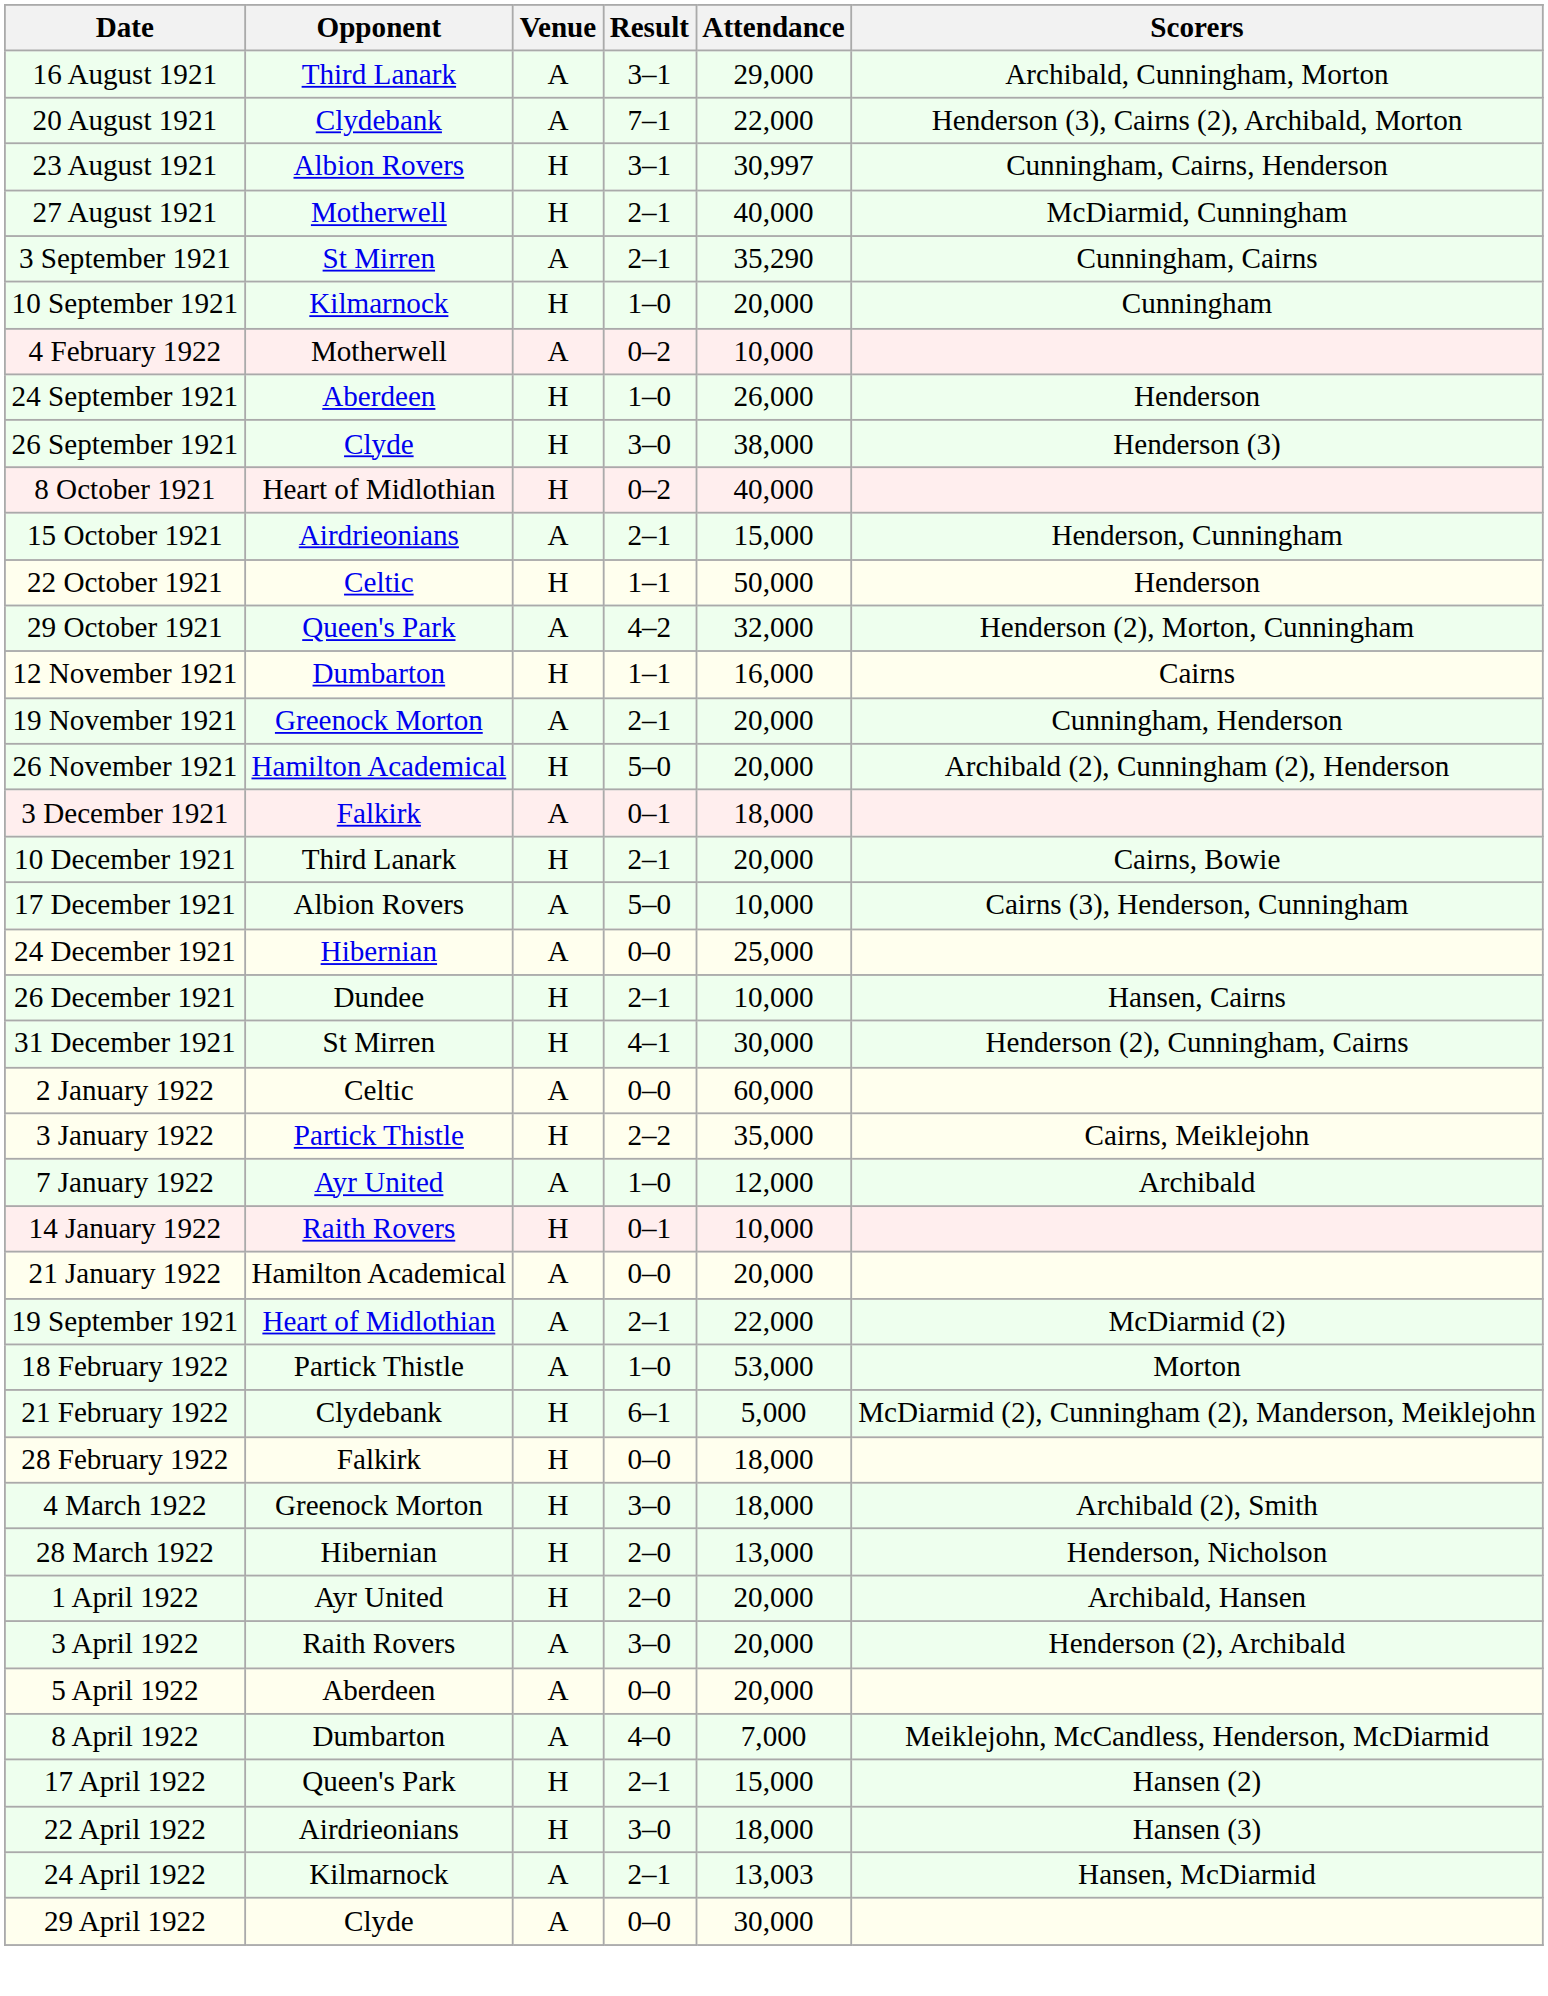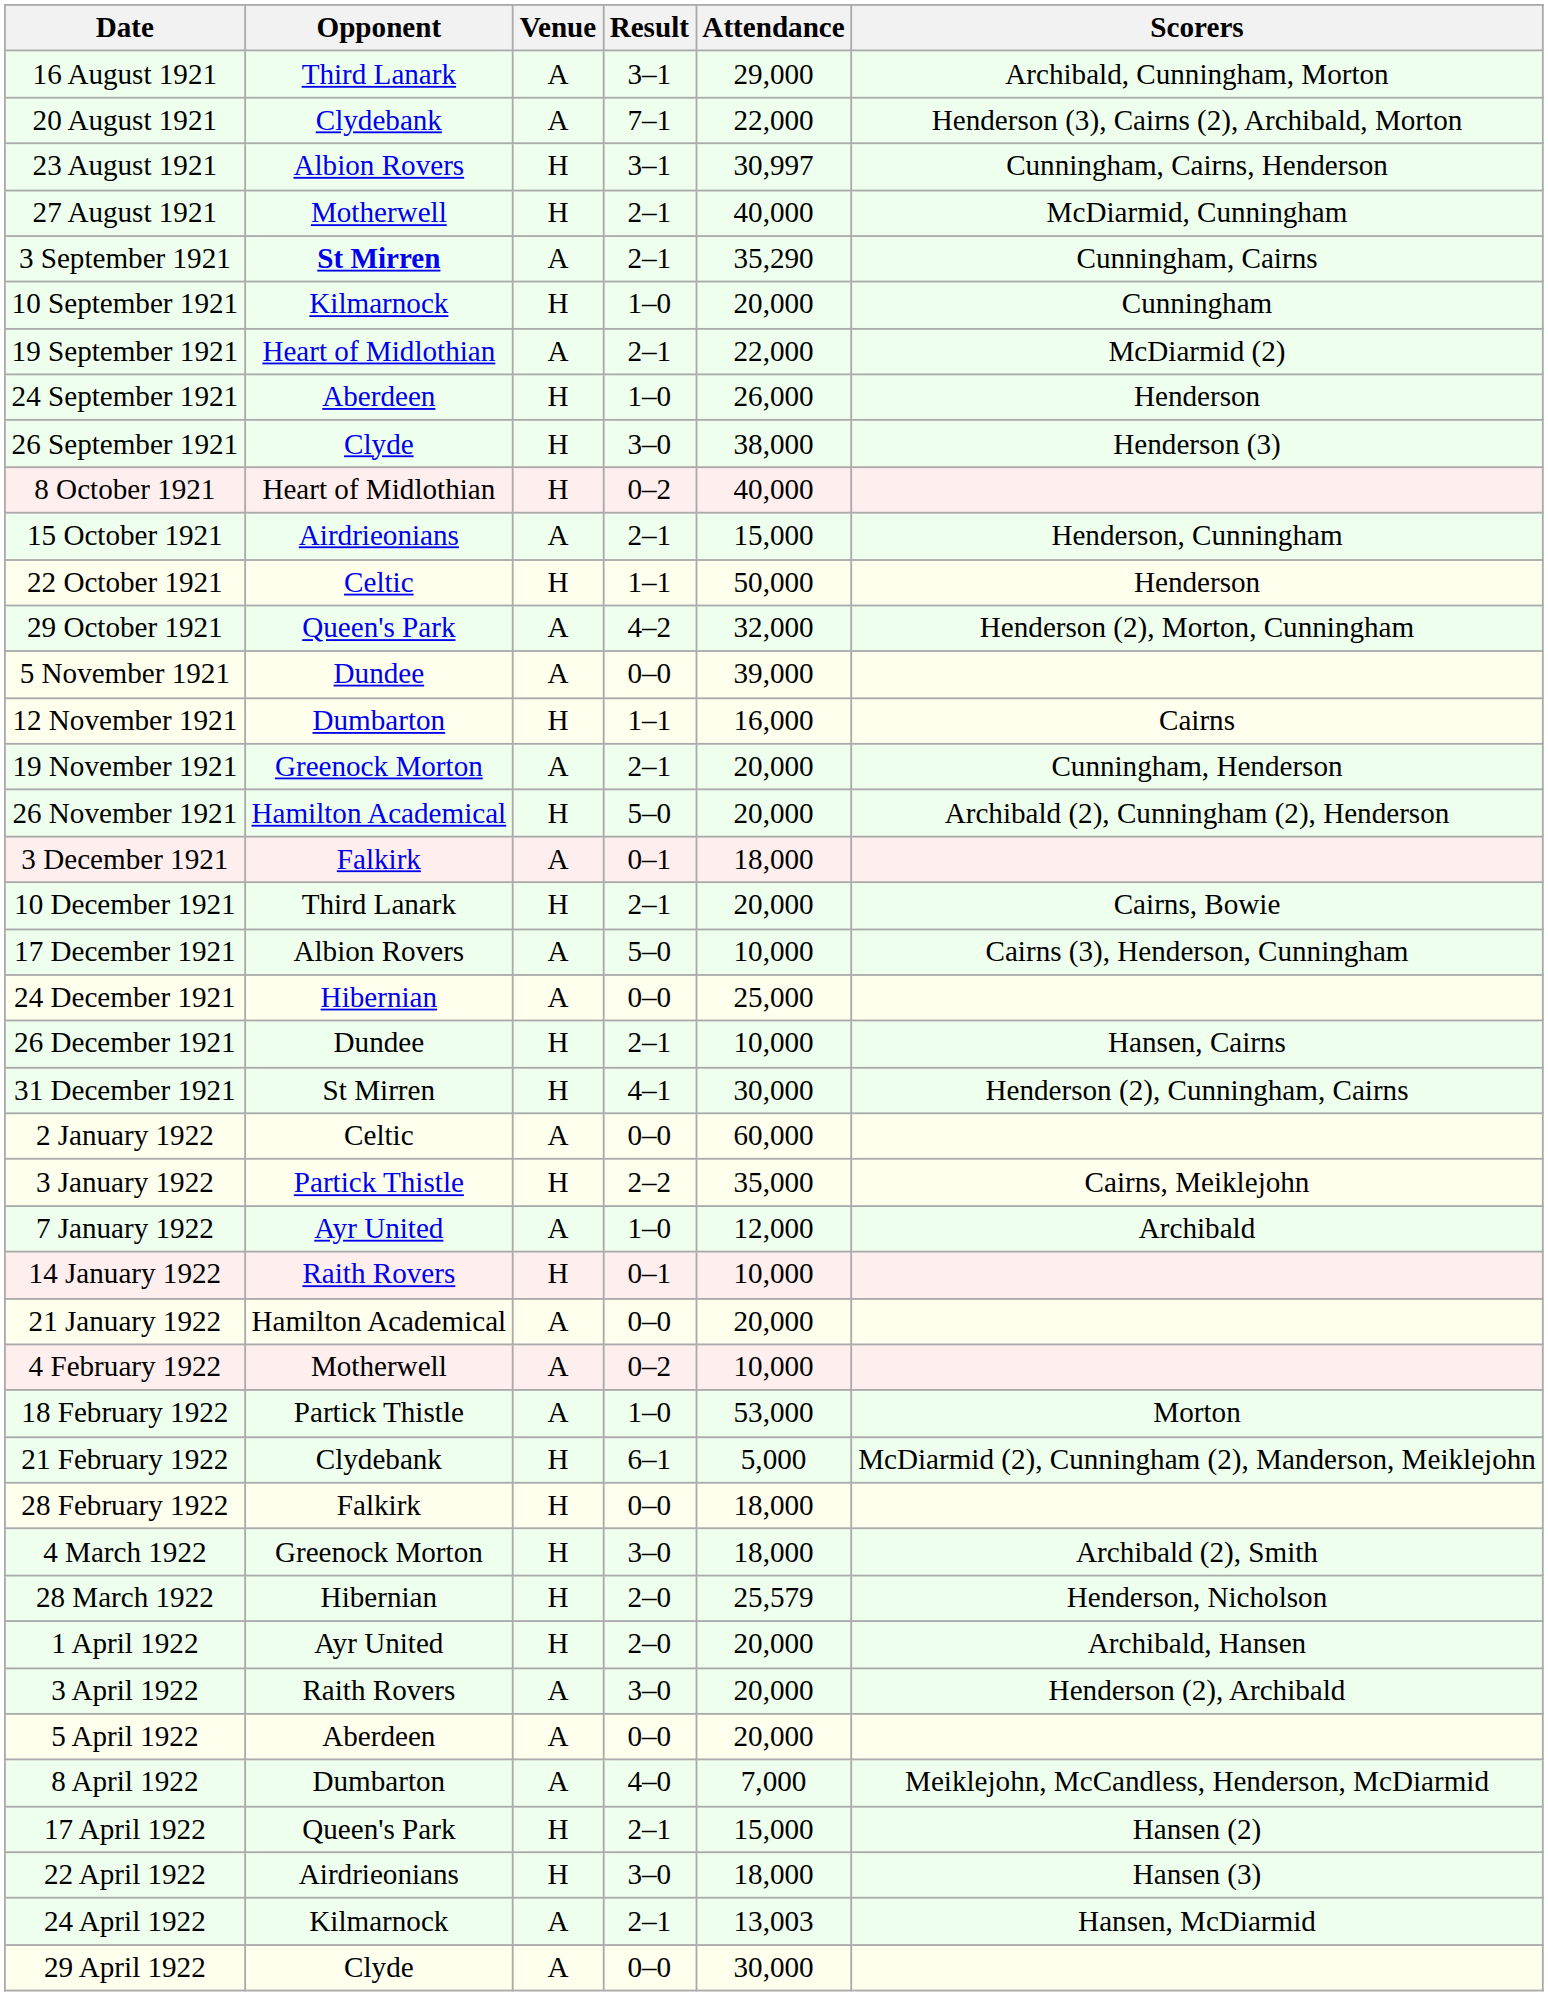(379, 258) normal -> (379, 258) bold
rows swapped: (125, 1320) <-> (125, 350)
+ row: (125, 674)
(774, 1551) 13,000 -> (774, 1597) 25,579
